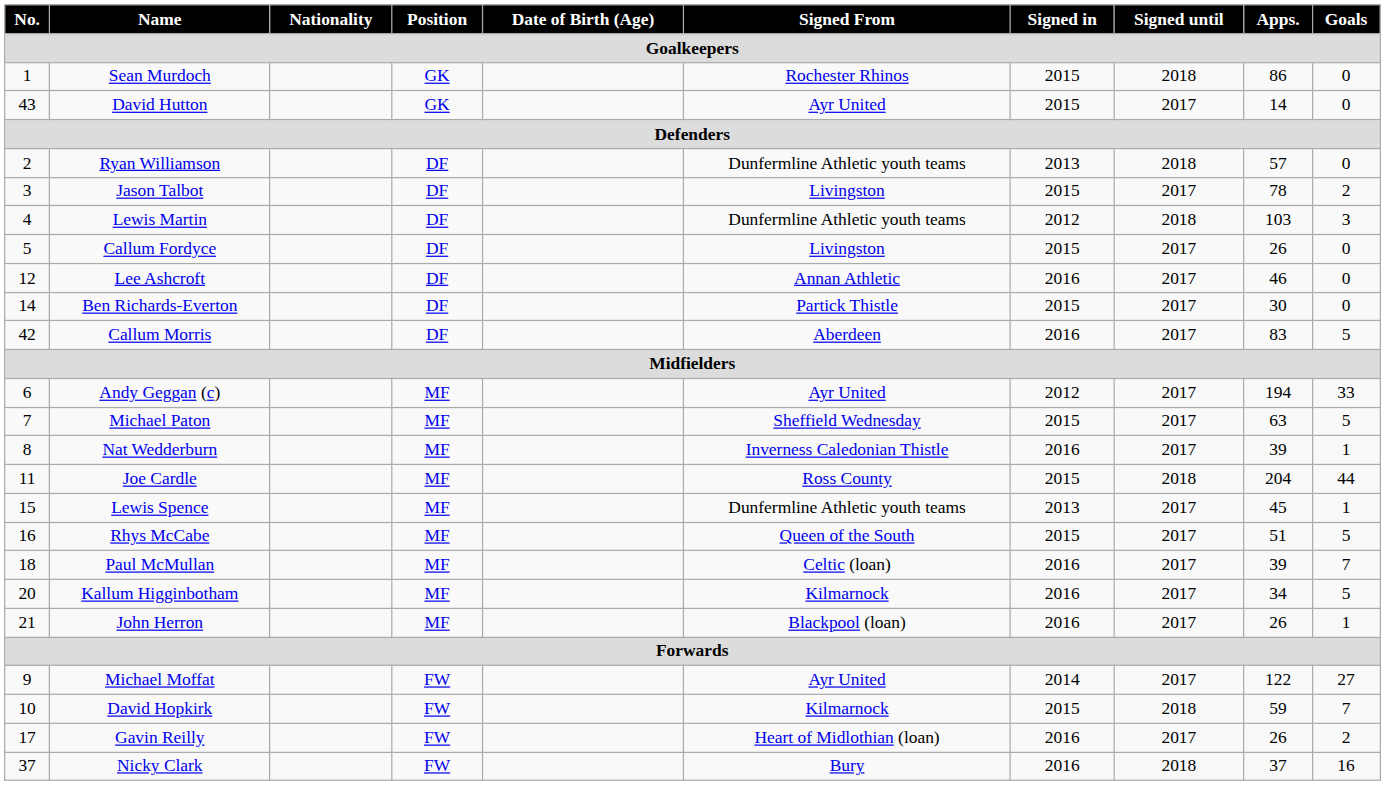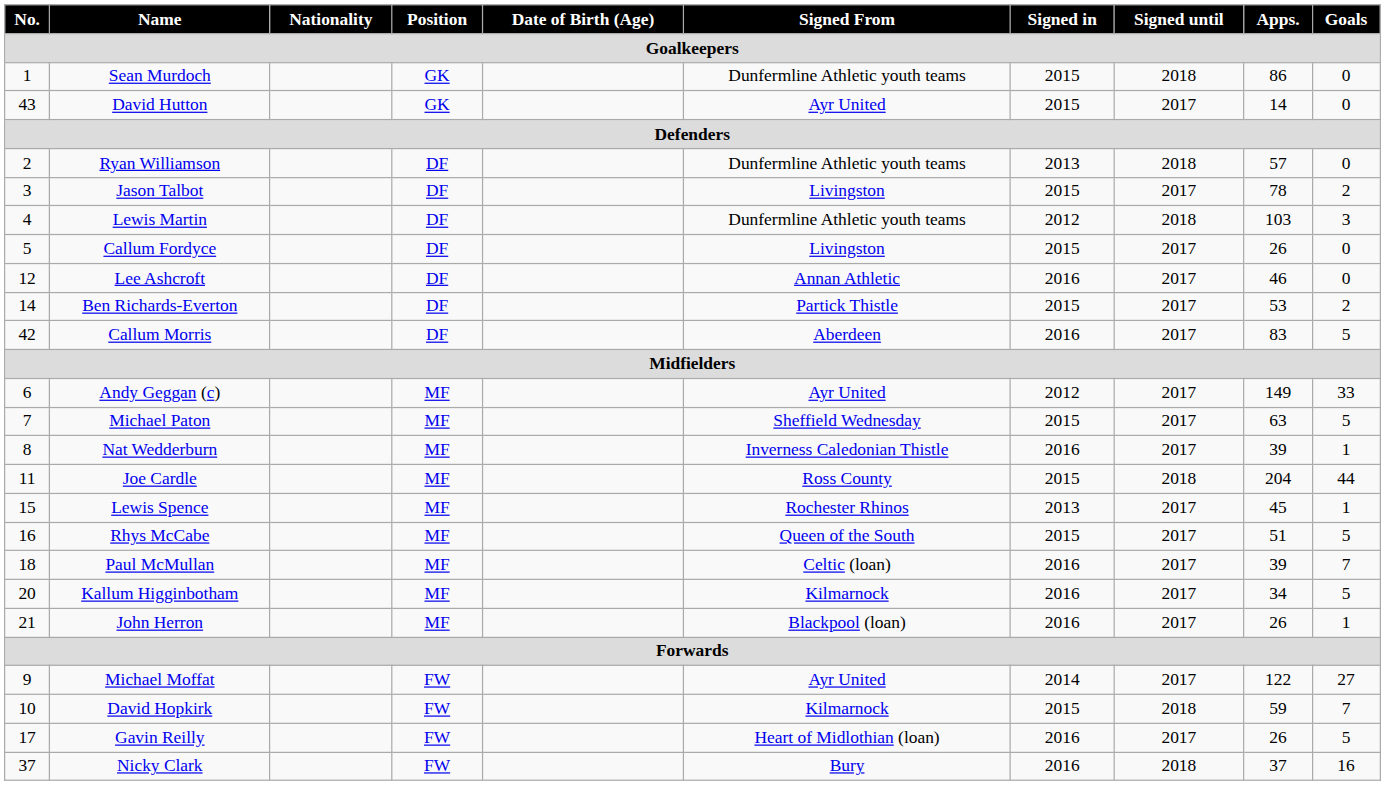(847, 76) Rochester Rhinos -> (847, 76) Dunfermline Athletic youth teams
(1278, 306) 30 -> (1278, 306) 53
(1346, 306) 0 -> (1346, 306) 2
(1278, 392) 194 -> (1278, 392) 149
(847, 507) Dunfermline Athletic youth teams -> (847, 507) Rochester Rhinos
(1346, 737) 2 -> (1346, 737) 5
